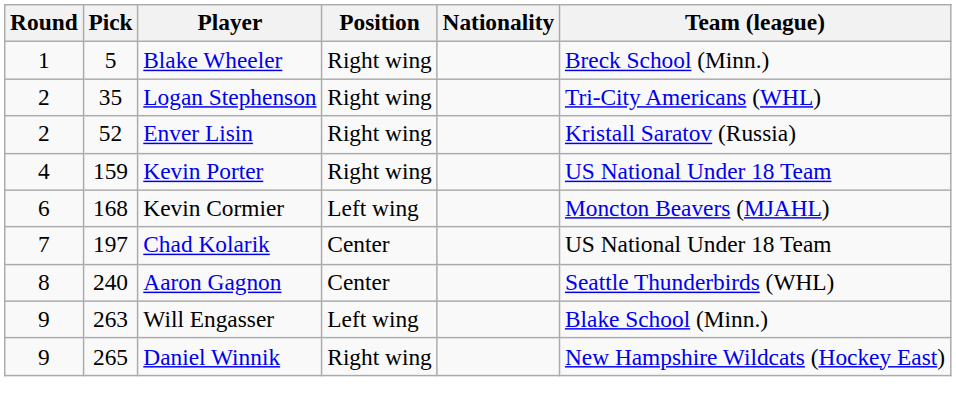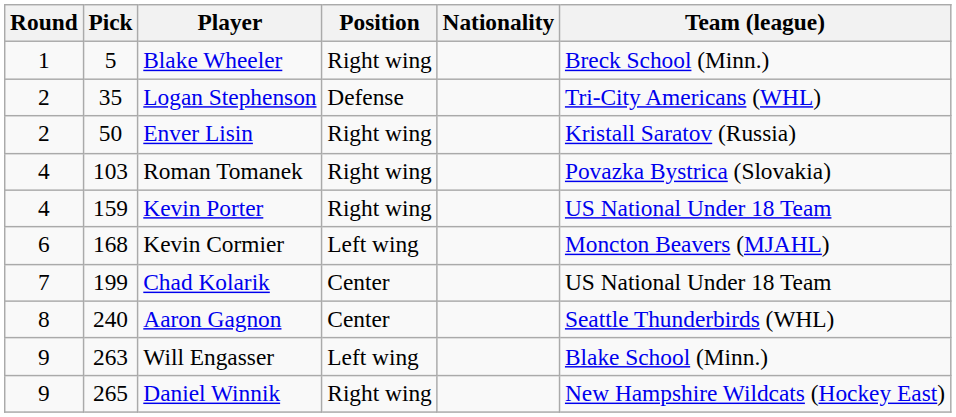(380, 97) Right wing -> (366, 97) Defense
(110, 134) 52 -> (110, 134) 50
+ row: (223, 171)
(110, 245) 197 -> (110, 282) 199
